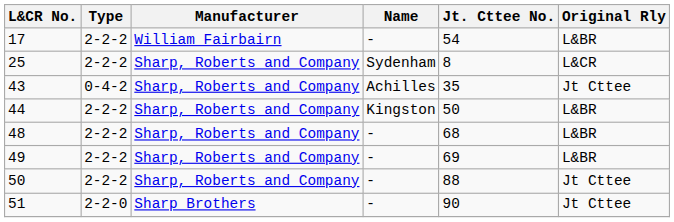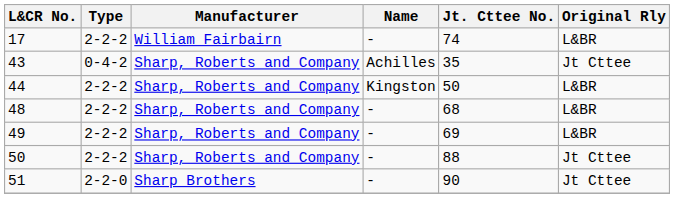(451, 40) 54 -> (451, 40) 74
- row: (17, 63)
